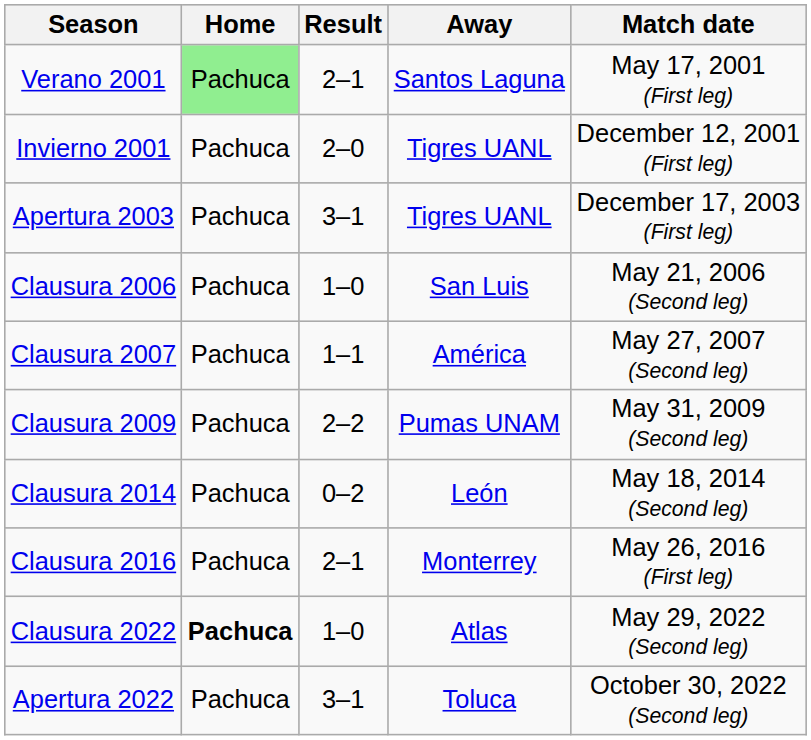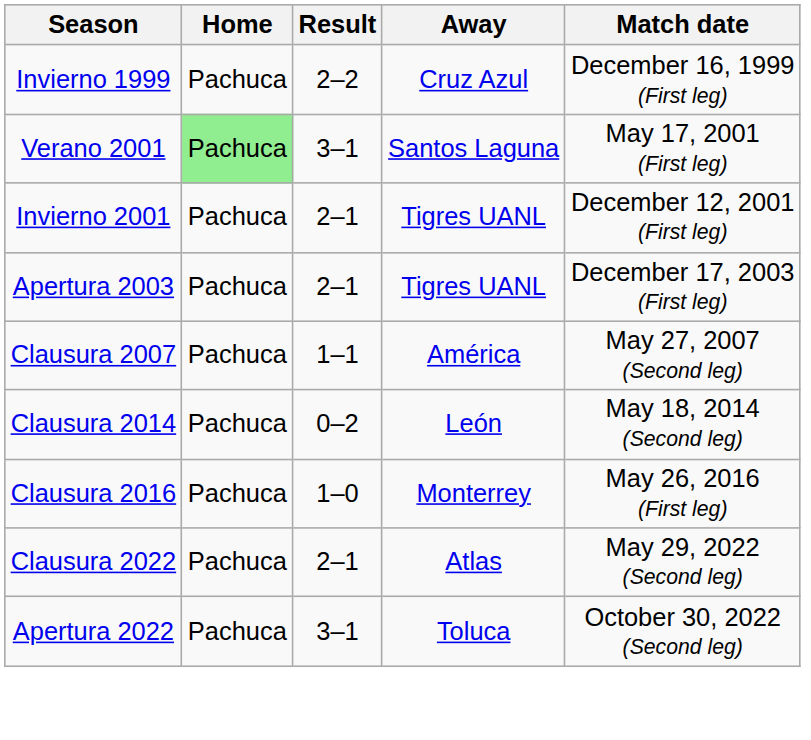+ row: (93, 79)
(343, 79) 2–1 -> (337, 148) 3–1
(343, 148) 2–0 -> (337, 217) 2–1
(343, 217) 3–1 -> (337, 286) 2–1
- row: (93, 286)
- row: (93, 424)
(343, 562) 2–1 -> (337, 493) 1–0
(240, 631) bold -> (237, 562) normal
(343, 631) 1–0 -> (337, 562) 2–1
